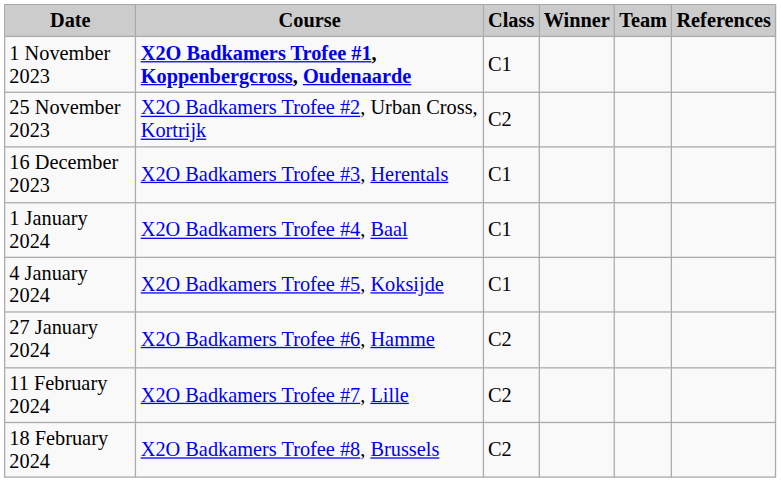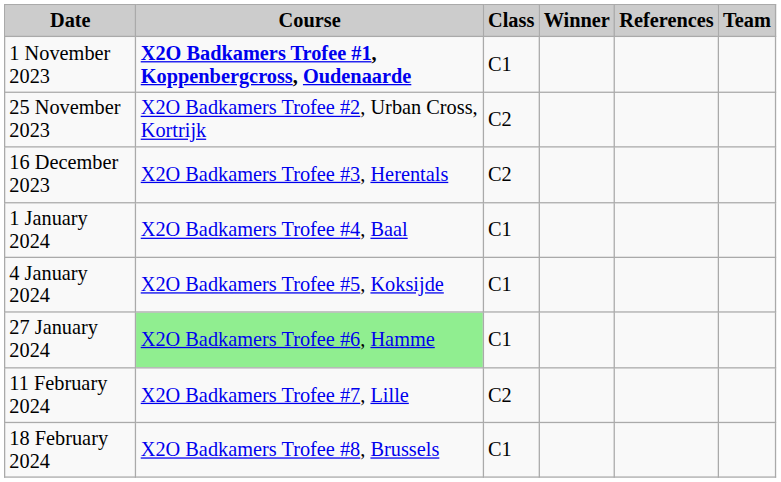columns swapped: (643, 20) <-> (724, 20)
(500, 174) C1 -> (500, 174) C2
(288, 339) no background -> (288, 339) lightgreen background
(500, 339) C2 -> (500, 339) C1
(500, 449) C2 -> (500, 449) C1
